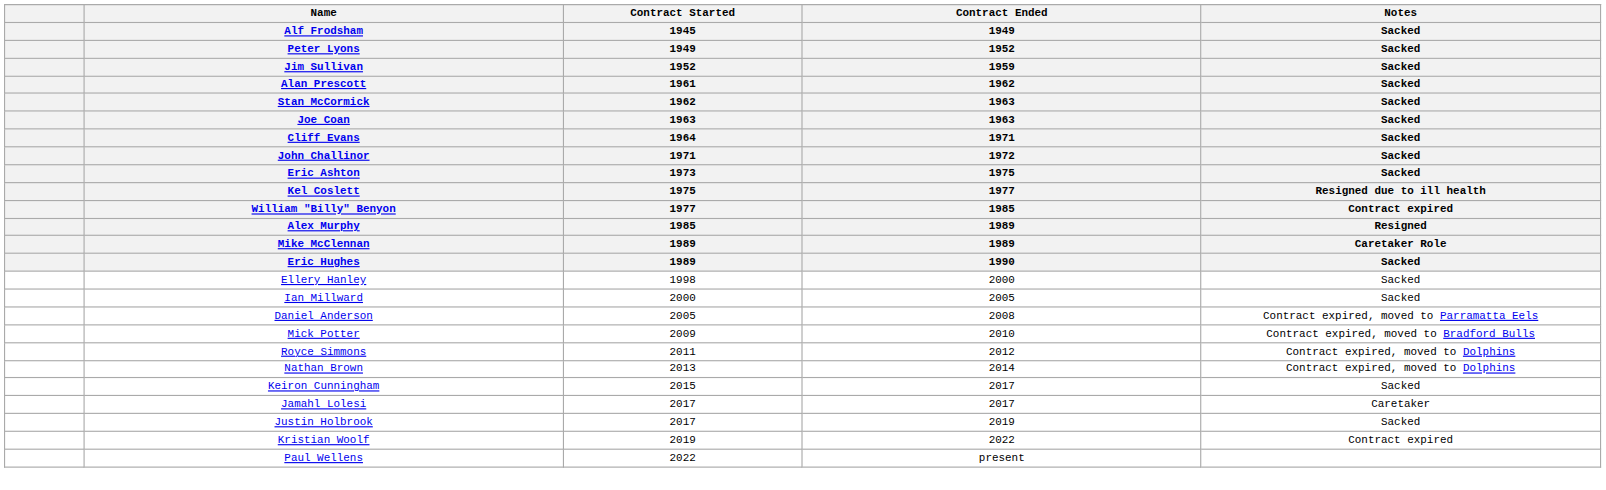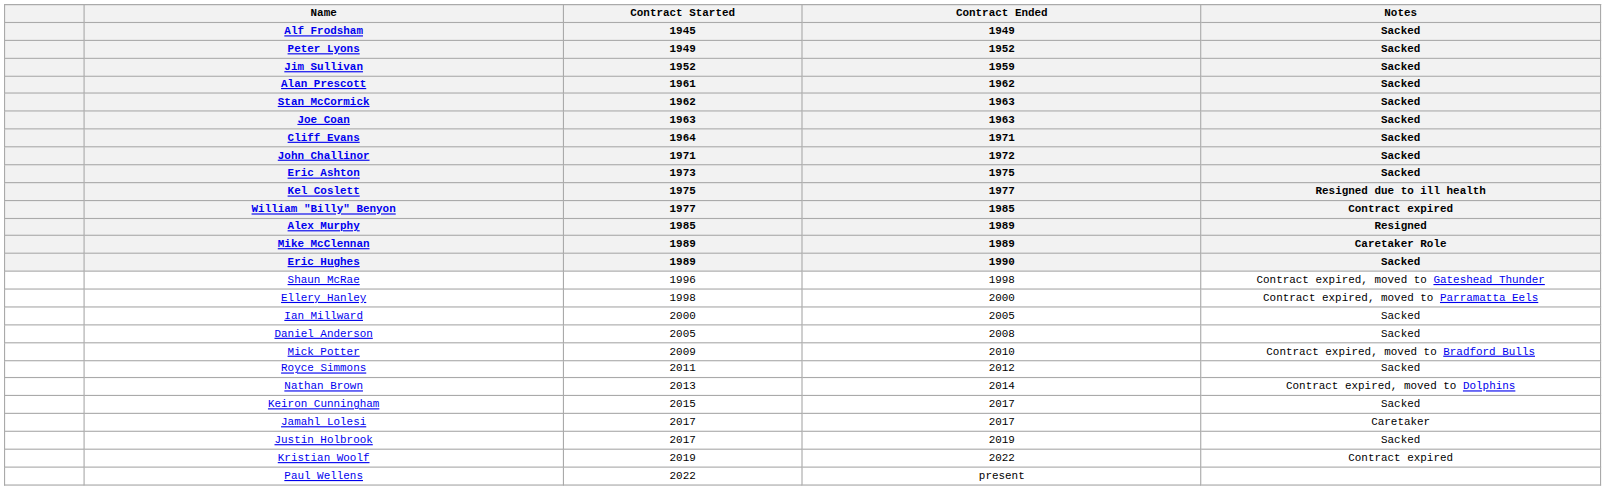+ row: (324, 280)
(1401, 280) Sacked -> (1401, 298) Contract expired, moved to Parramatta Eels
(1401, 315) Contract expired, moved to Parramatta Eels -> (1401, 333) Sacked
(1401, 351) Contract expired, moved to Dolphins -> (1401, 369) Sacked
